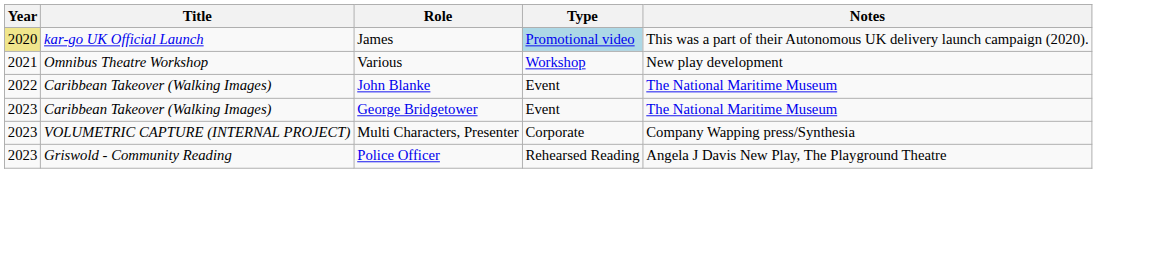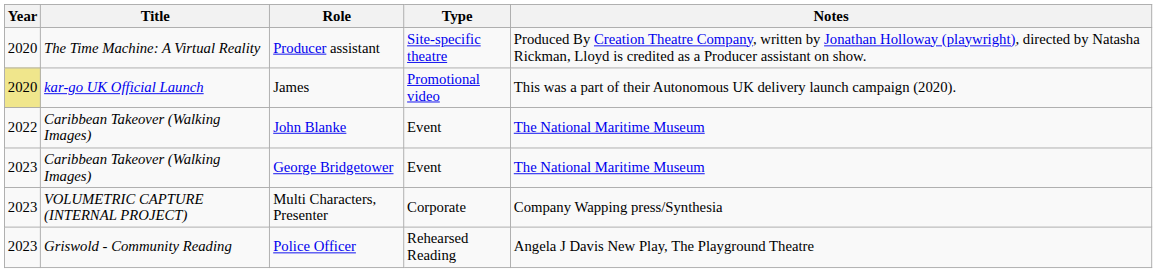+ row: (327, 47)
(580, 39) lightblue background -> (444, 87) no background
- row: (380, 62)
